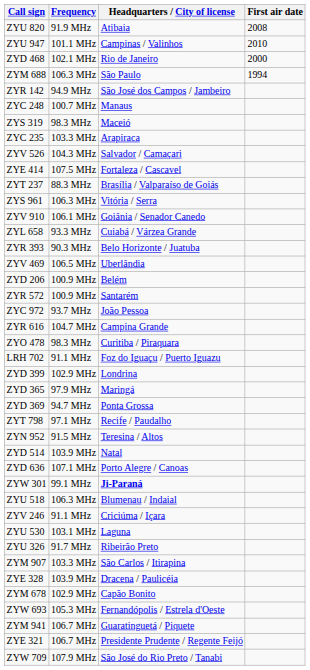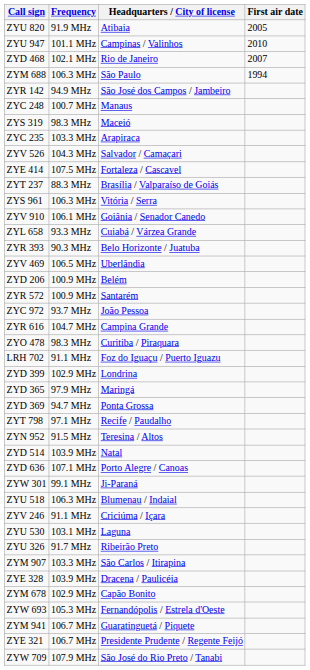(257, 28) 2008 -> (257, 28) 2005
(257, 59) 2000 -> (257, 59) 2007
(122, 484) bold -> (119, 484) normal
